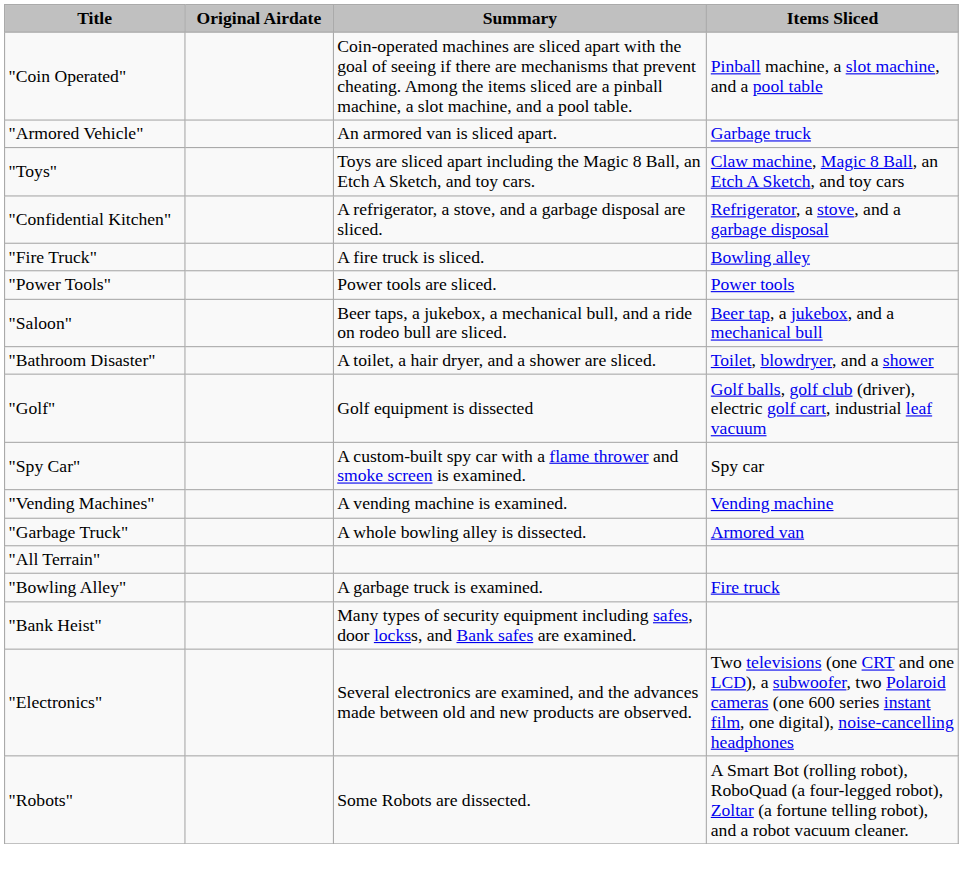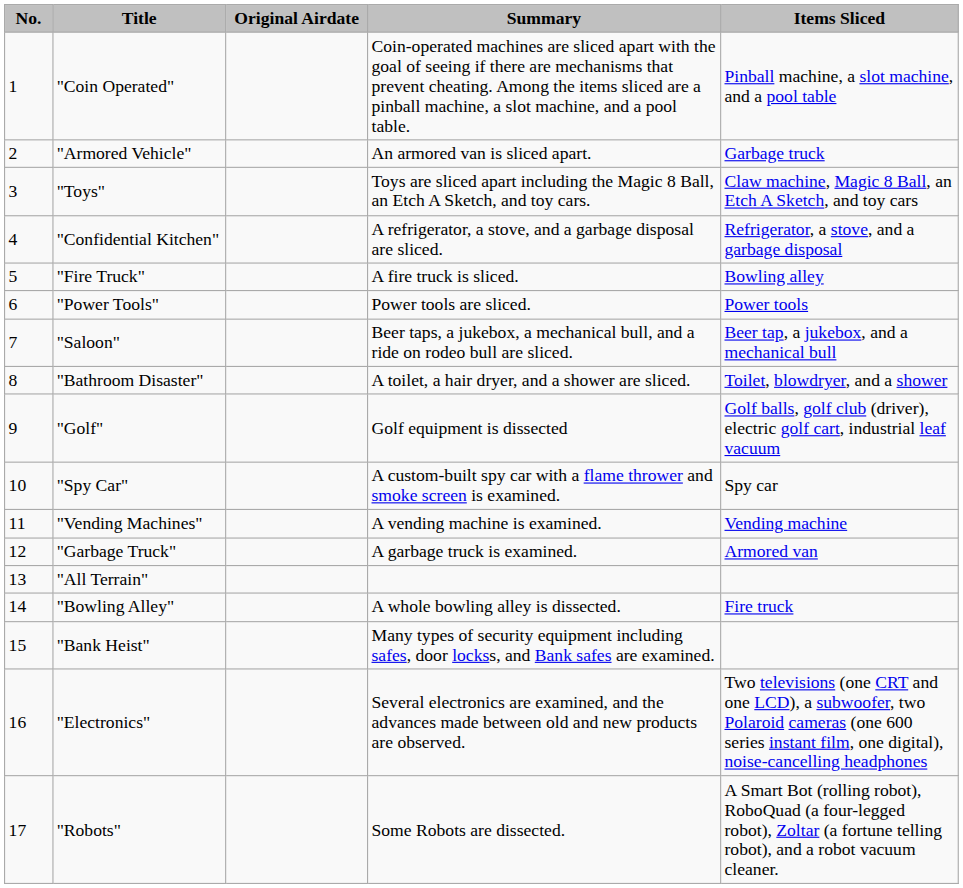+ column: (29, 18)
(462, 531) A whole bowling alley is dissected. -> (474, 551) A garbage truck is examined.
(440, 587) A garbage truck is examined. -> (496, 607) A whole bowling alley is dissected.
